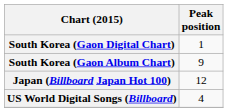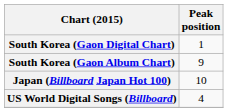(201, 80) 12 -> (201, 80) 10
